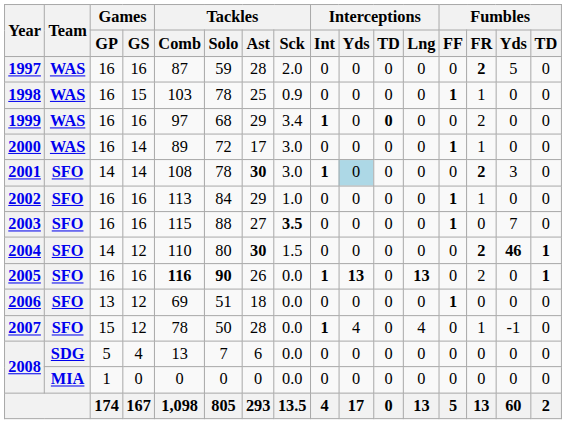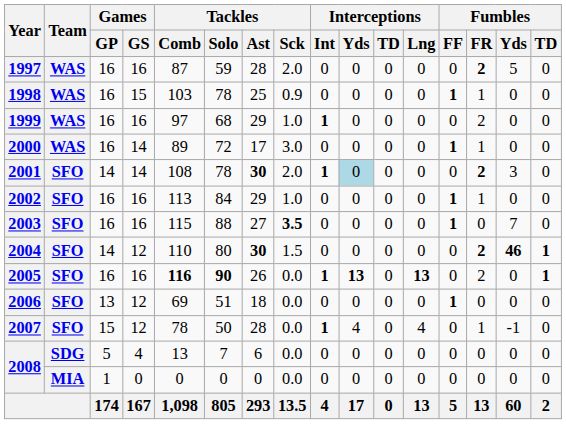(292, 120) 3.4 -> (292, 120) 1.0
(388, 120) bold -> (388, 120) normal
(292, 172) 3.0 -> (292, 172) 2.0
